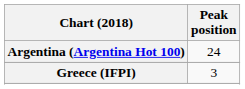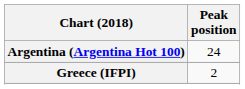(214, 72) 3 -> (214, 72) 2
